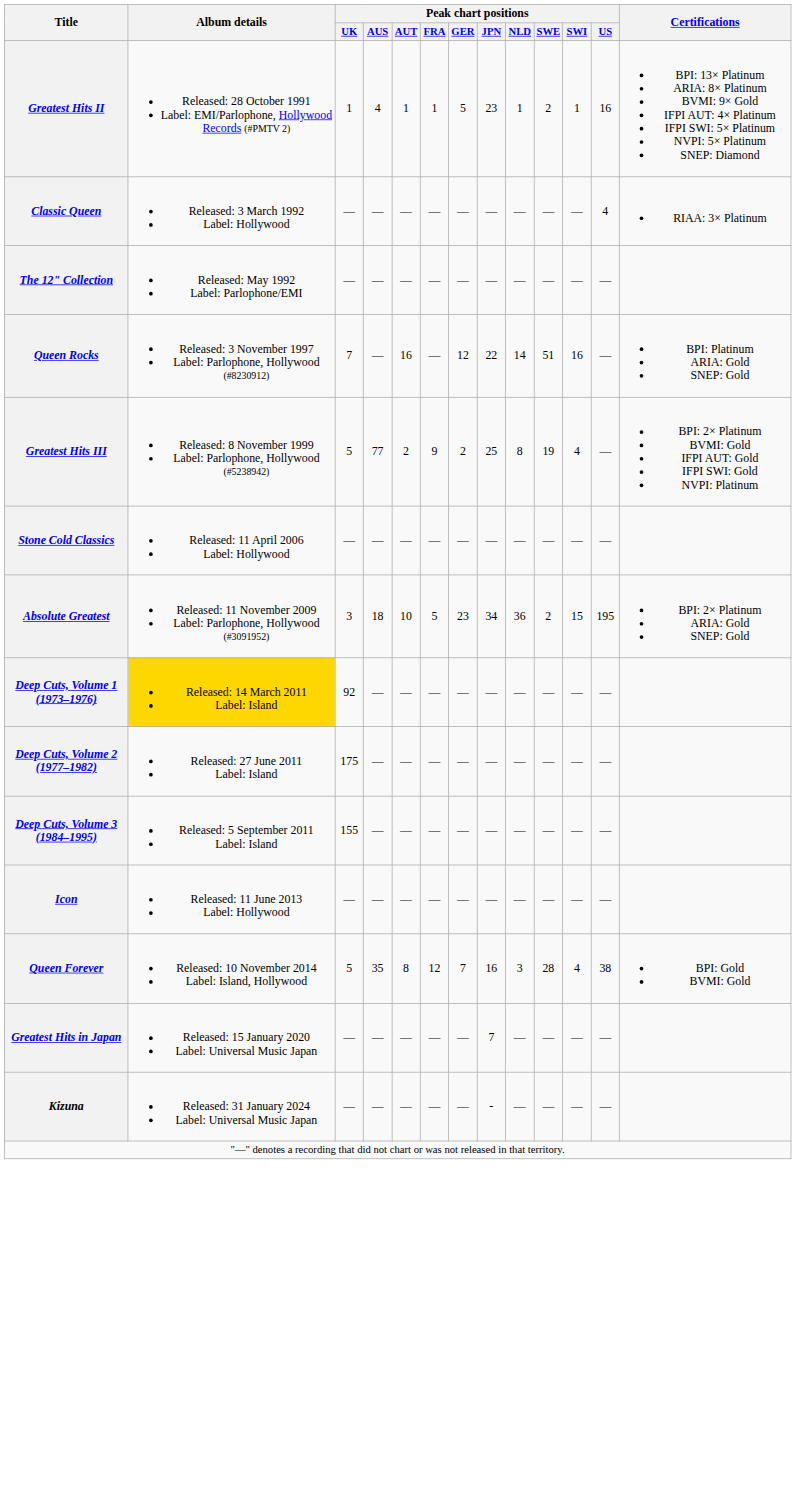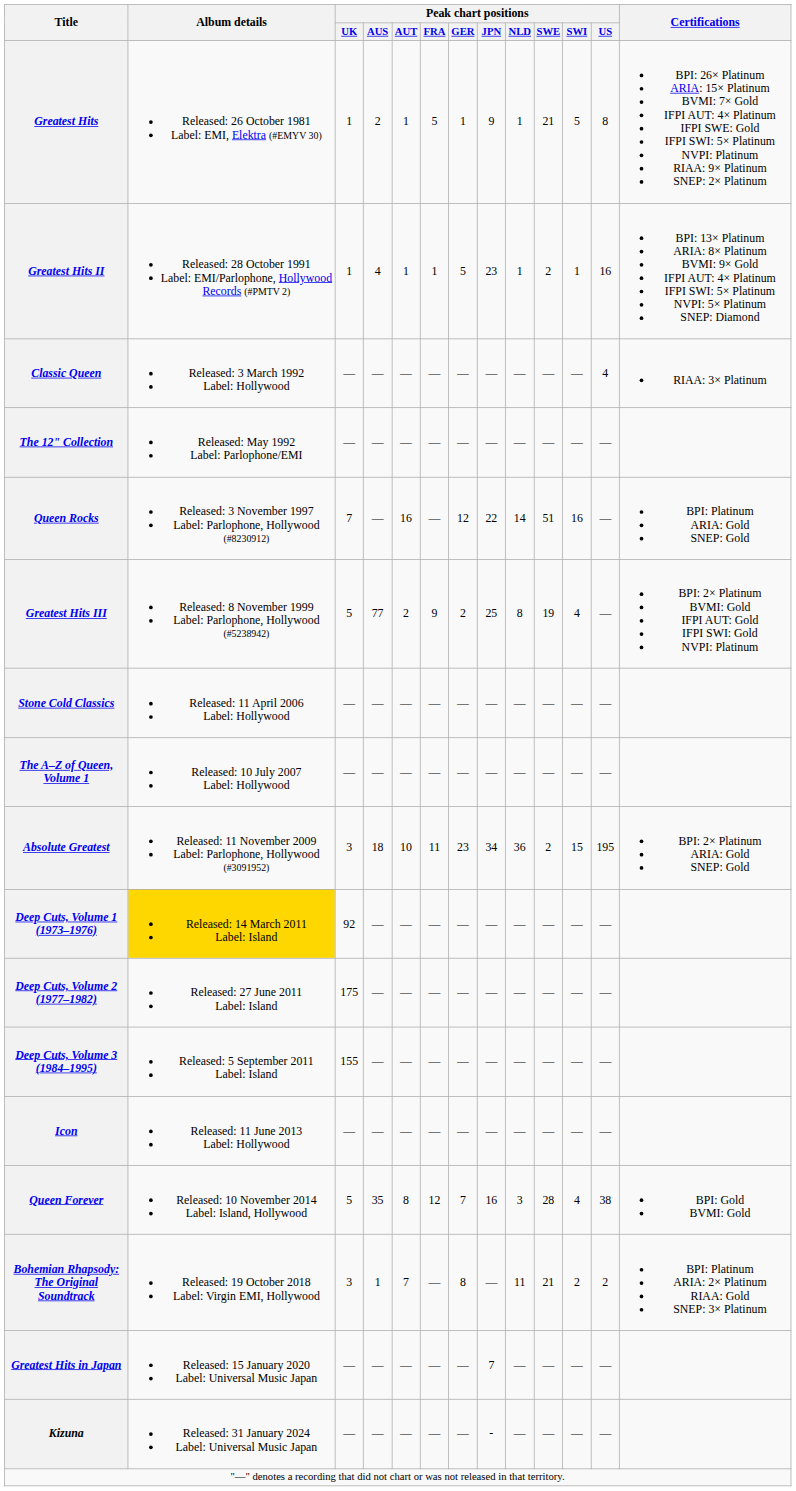+ row: (66, 122)
+ row: (66, 772)
(434, 616) 5 -> (434, 847) 11
+ row: (66, 1282)
